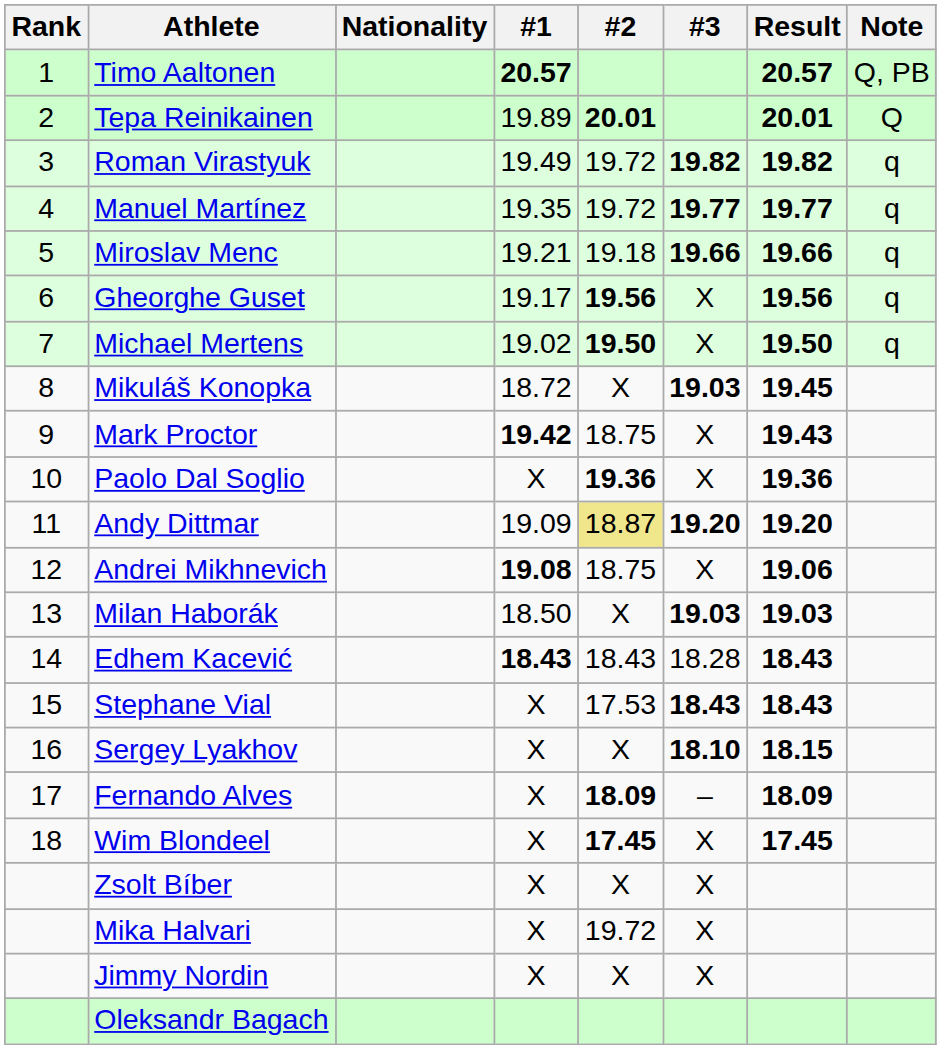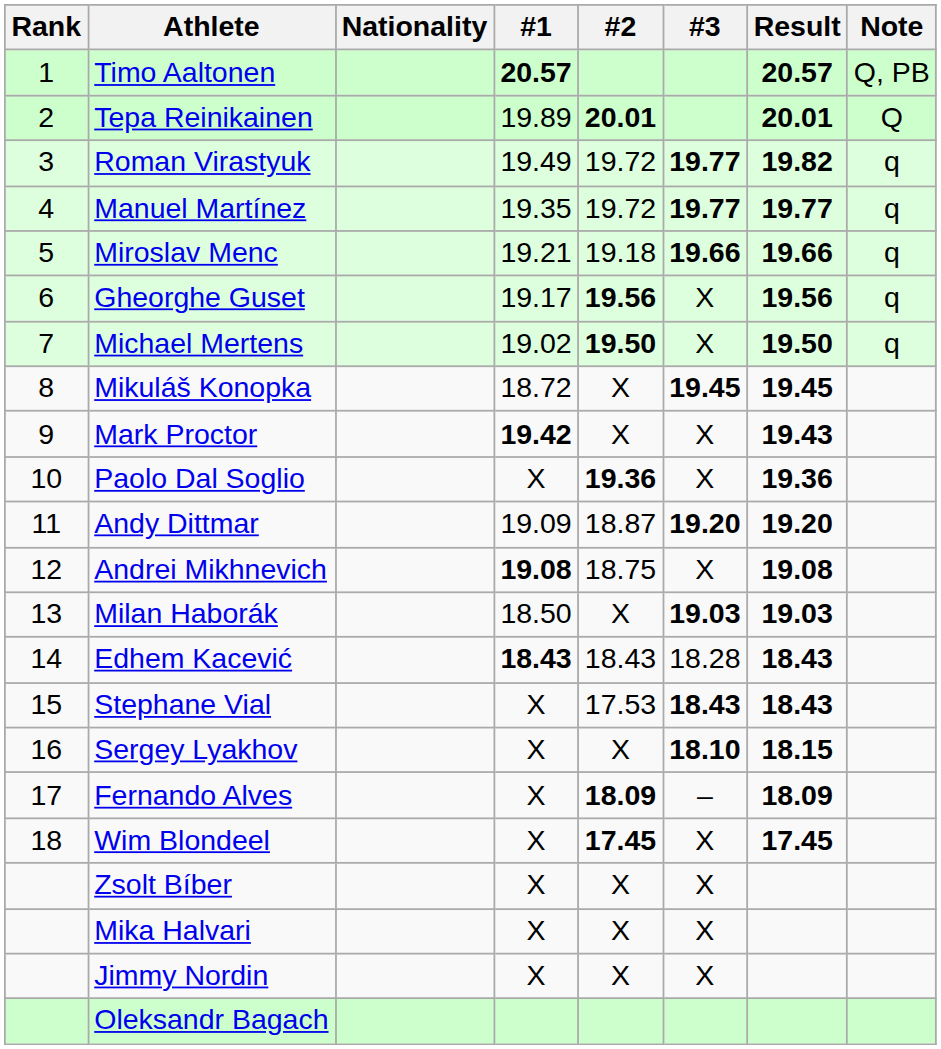(705, 162) 19.82 -> (705, 162) 19.77
(705, 388) 19.03 -> (705, 388) 19.45
(620, 433) 18.75 -> (620, 433) X
(620, 523) khaki background -> (620, 523) no background
(797, 569) 19.06 -> (797, 569) 19.08
(620, 930) 19.72 -> (620, 930) X
